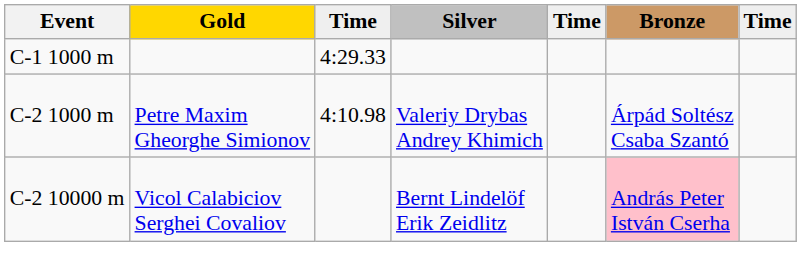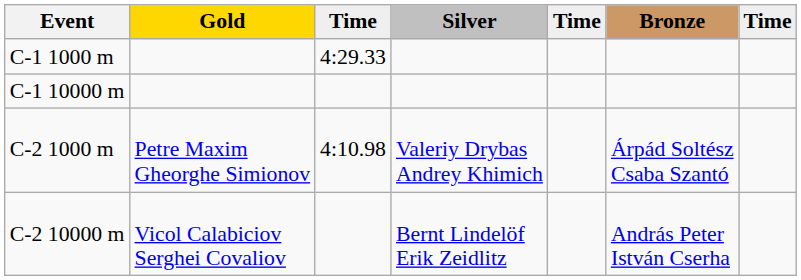+ row: (67, 90)
(670, 210) pink background -> (670, 245) no background
